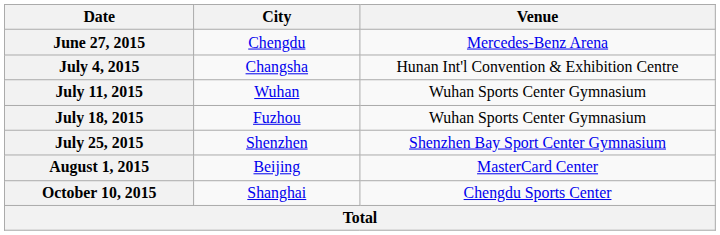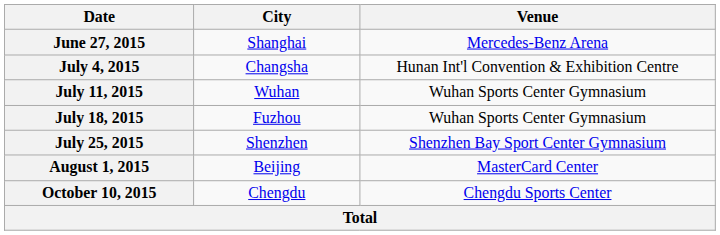(277, 42) Chengdu -> (277, 42) Shanghai
(277, 192) Shanghai -> (277, 192) Chengdu
